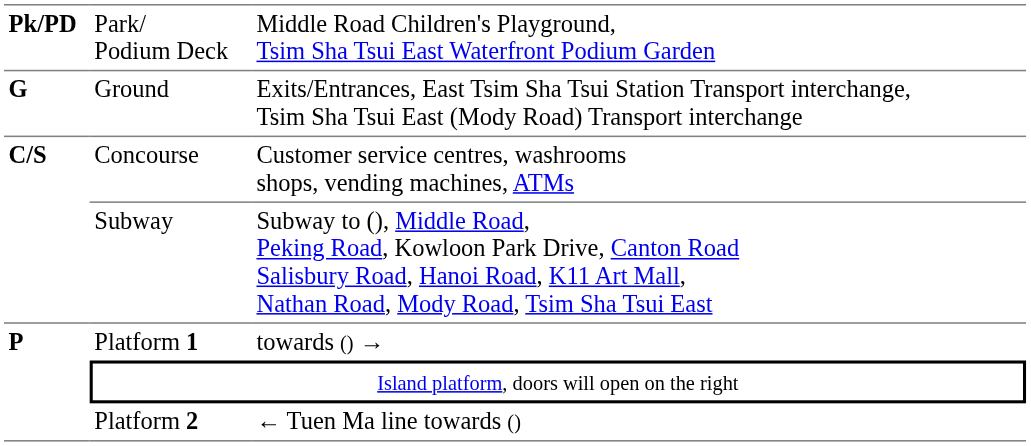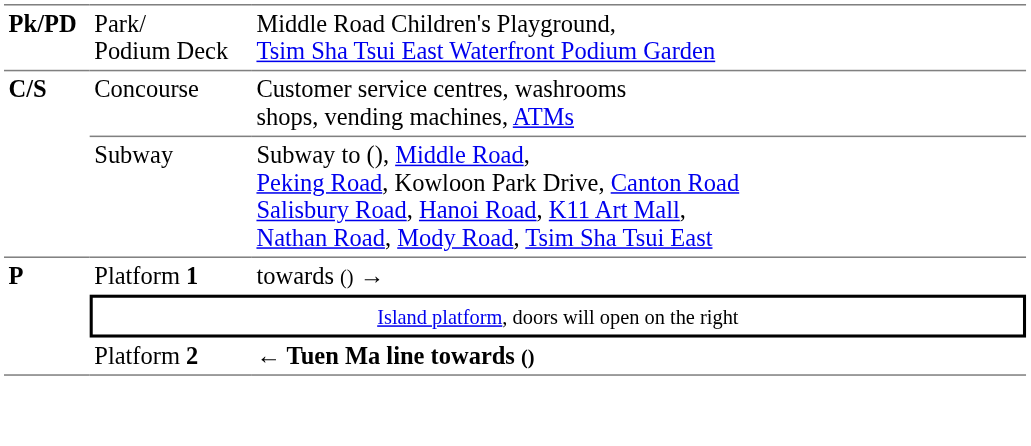- row: (132, 89)
(389, 421) normal -> (396, 355) bold
